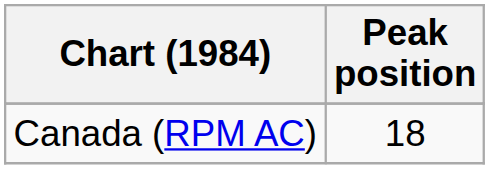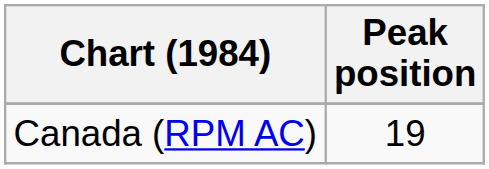(405, 132) 18 -> (405, 132) 19
